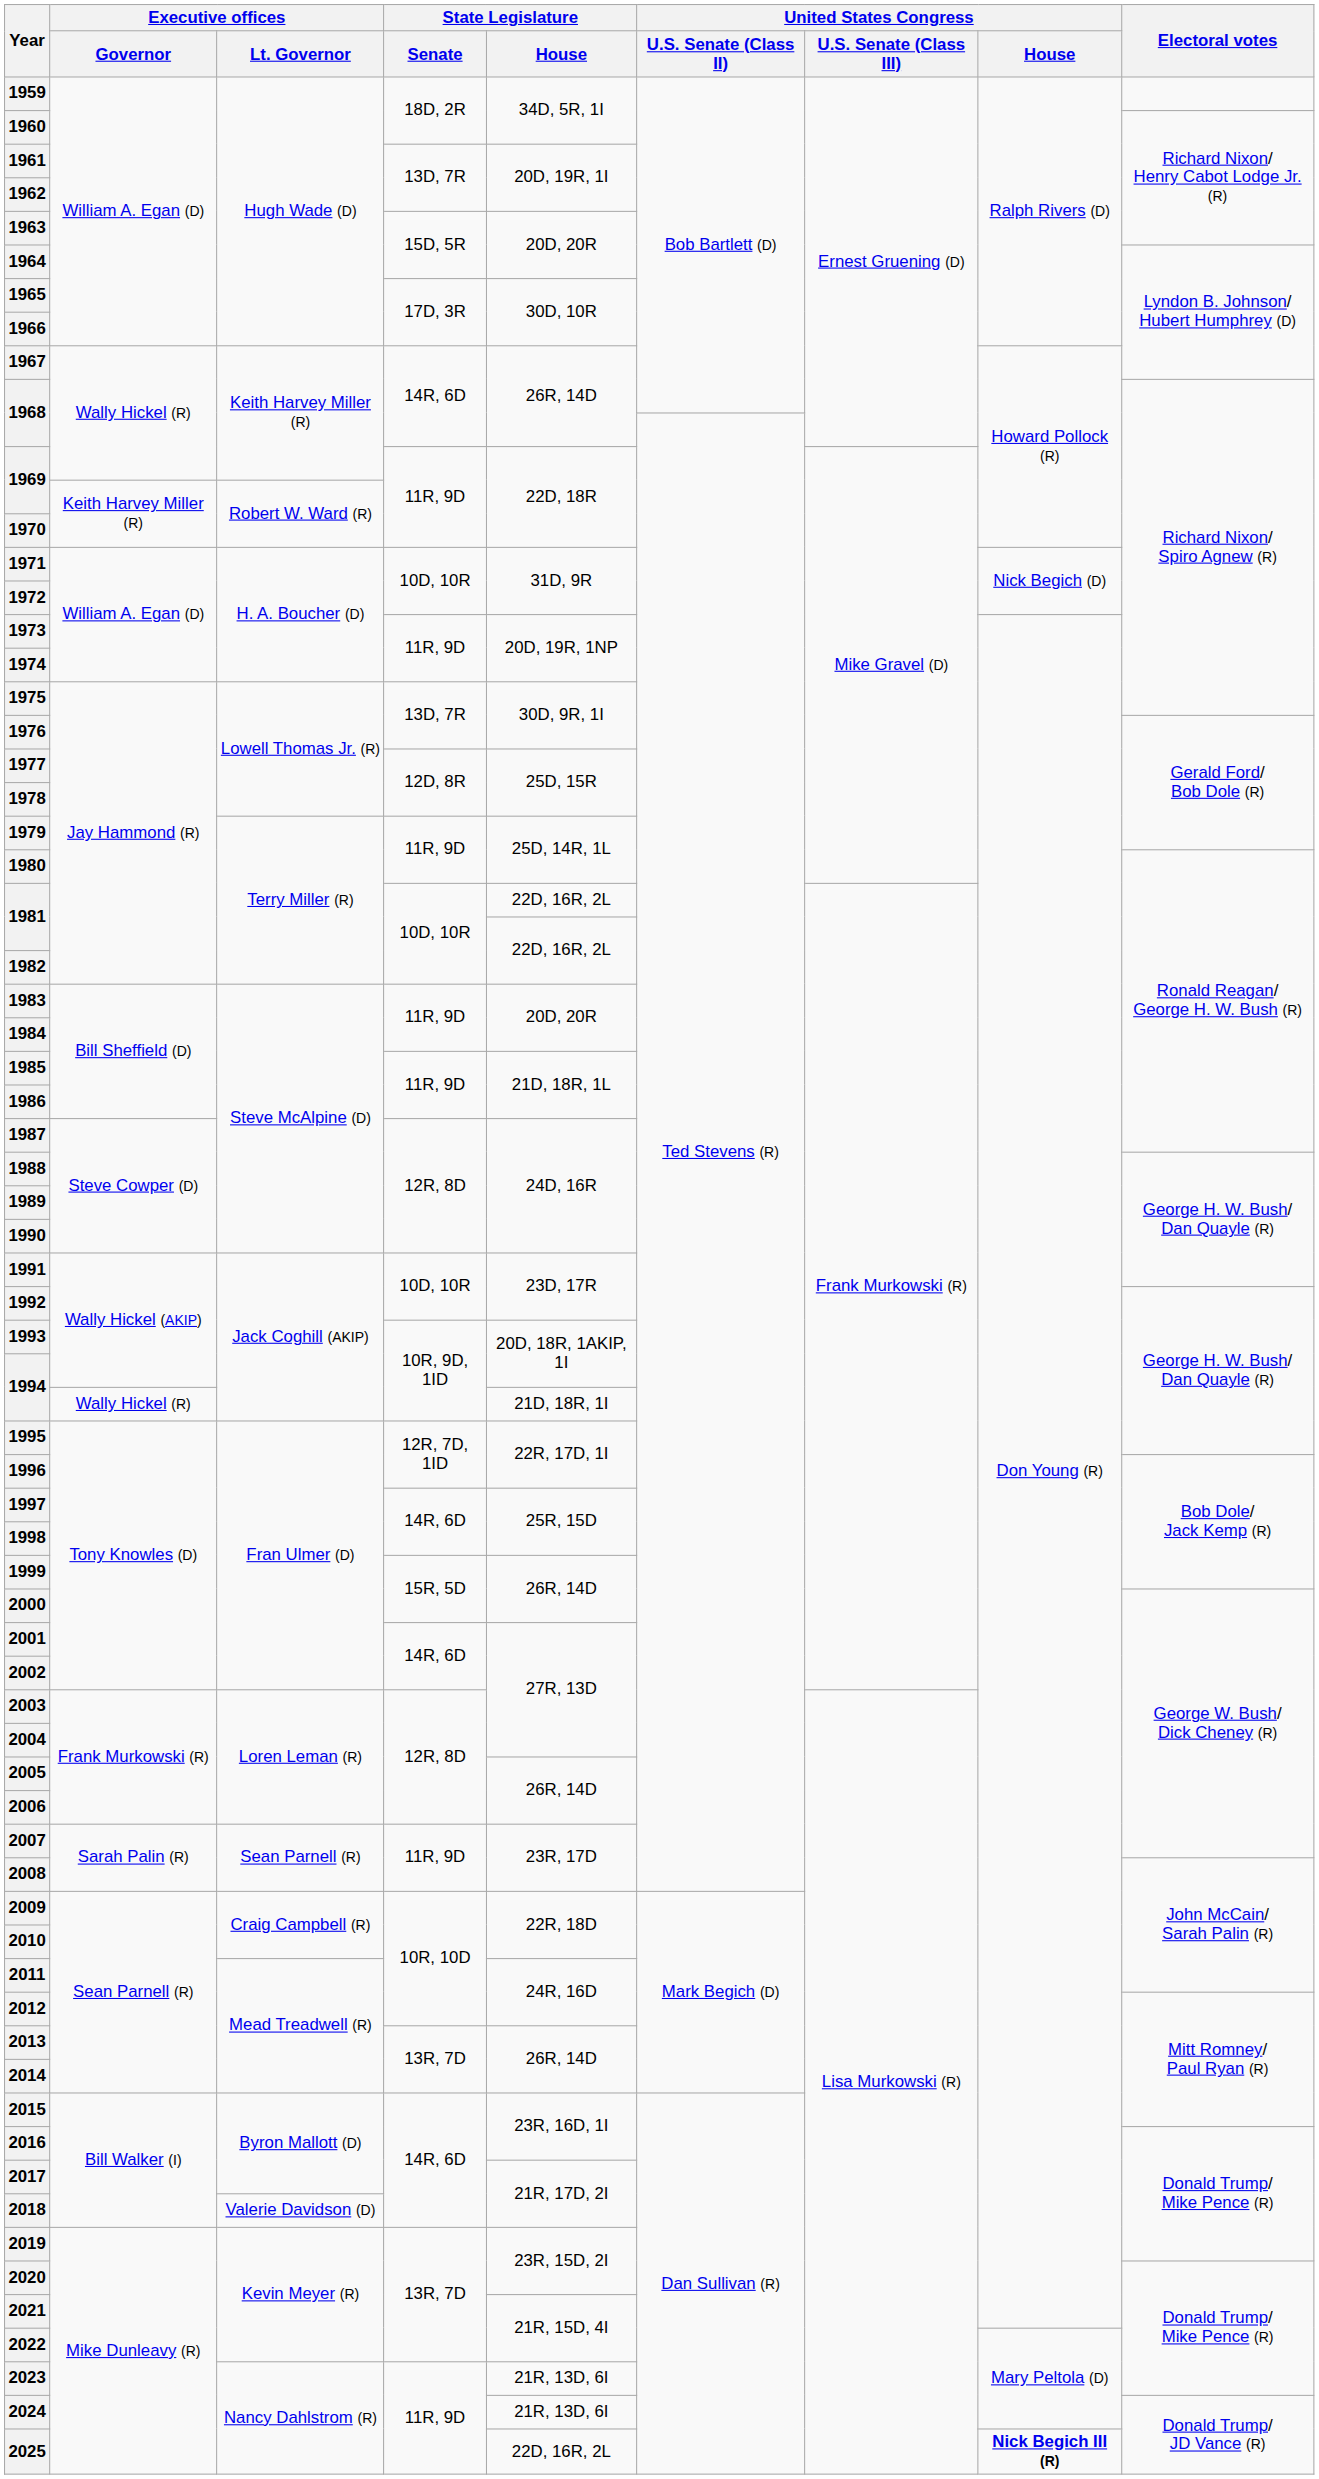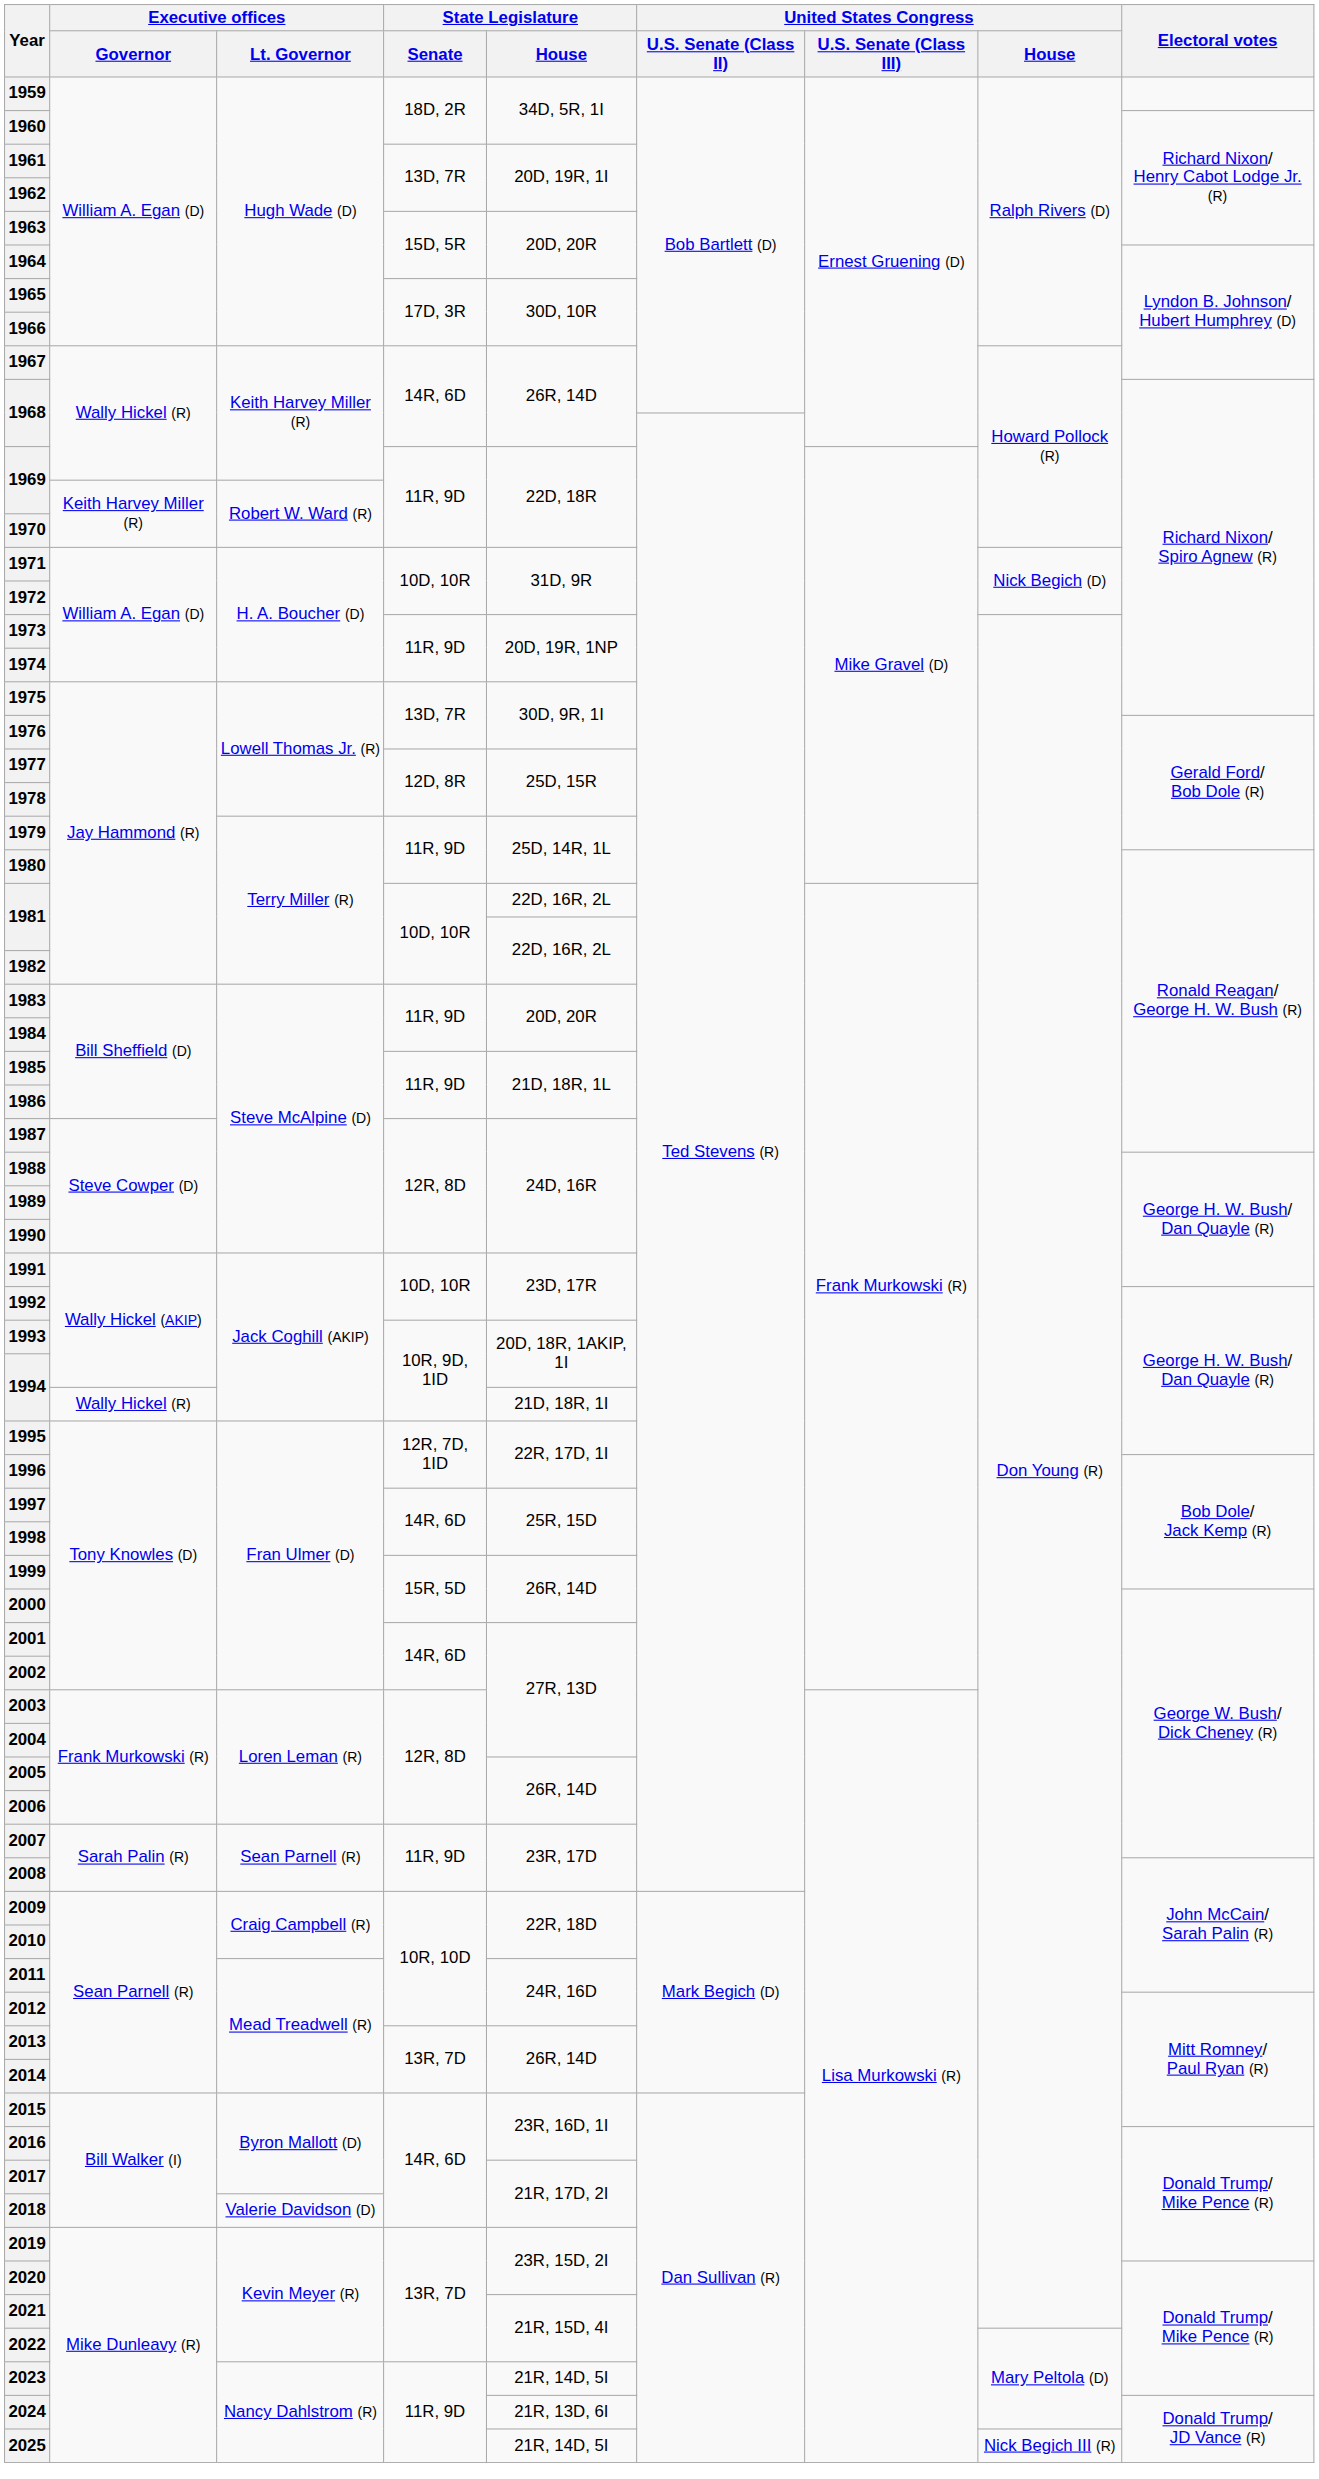(561, 2378) 21R, 13D, 6I -> (561, 2378) 21R, 14D, 5I
(561, 2451) 22D, 16R, 2L -> (561, 2445) 21R, 14D, 5I
(1050, 2451) bold -> (1050, 2445) normal
